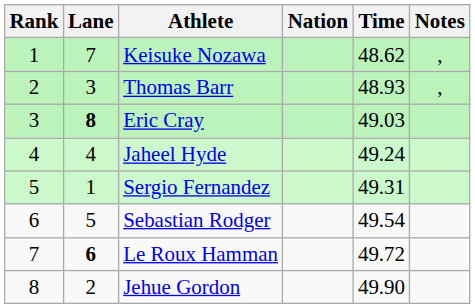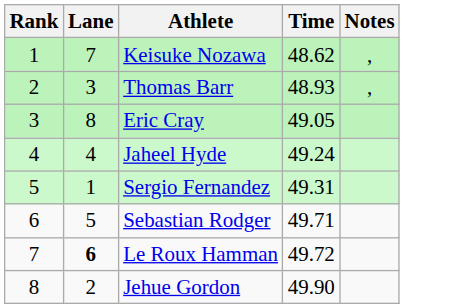- column: (318, 21)
(91, 120) bold -> (91, 120) normal
(381, 120) 49.03 -> (311, 120) 49.05
(381, 220) 49.54 -> (311, 220) 49.71
